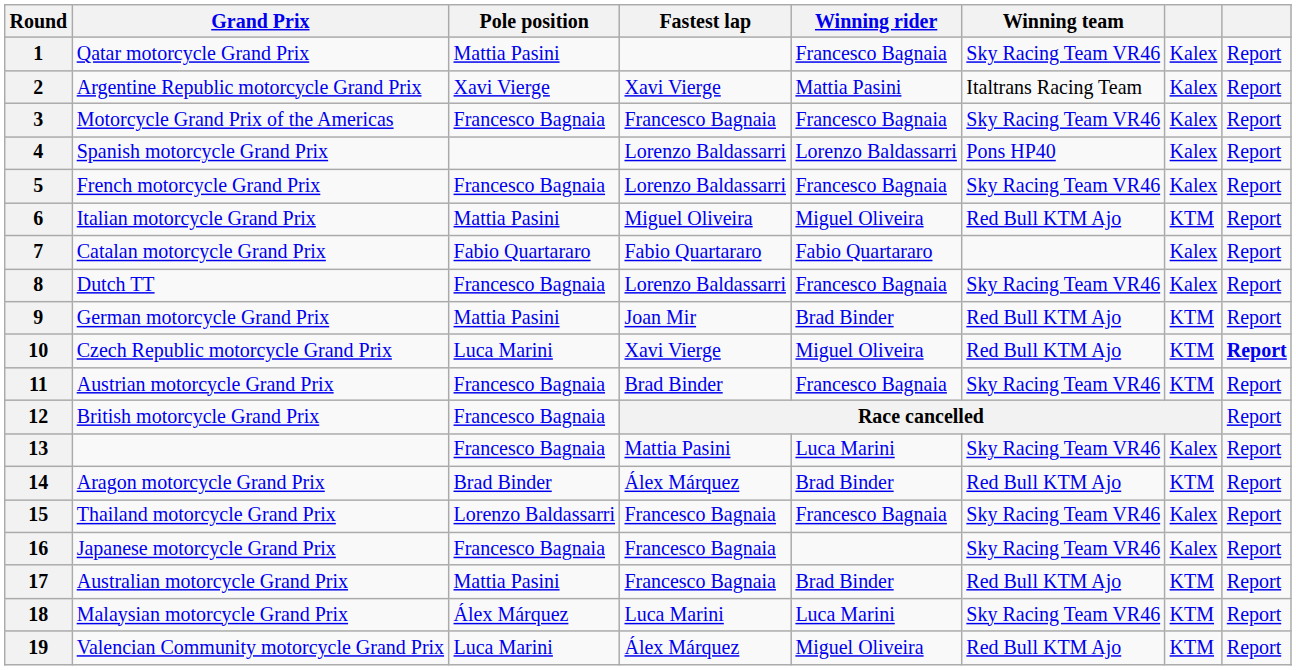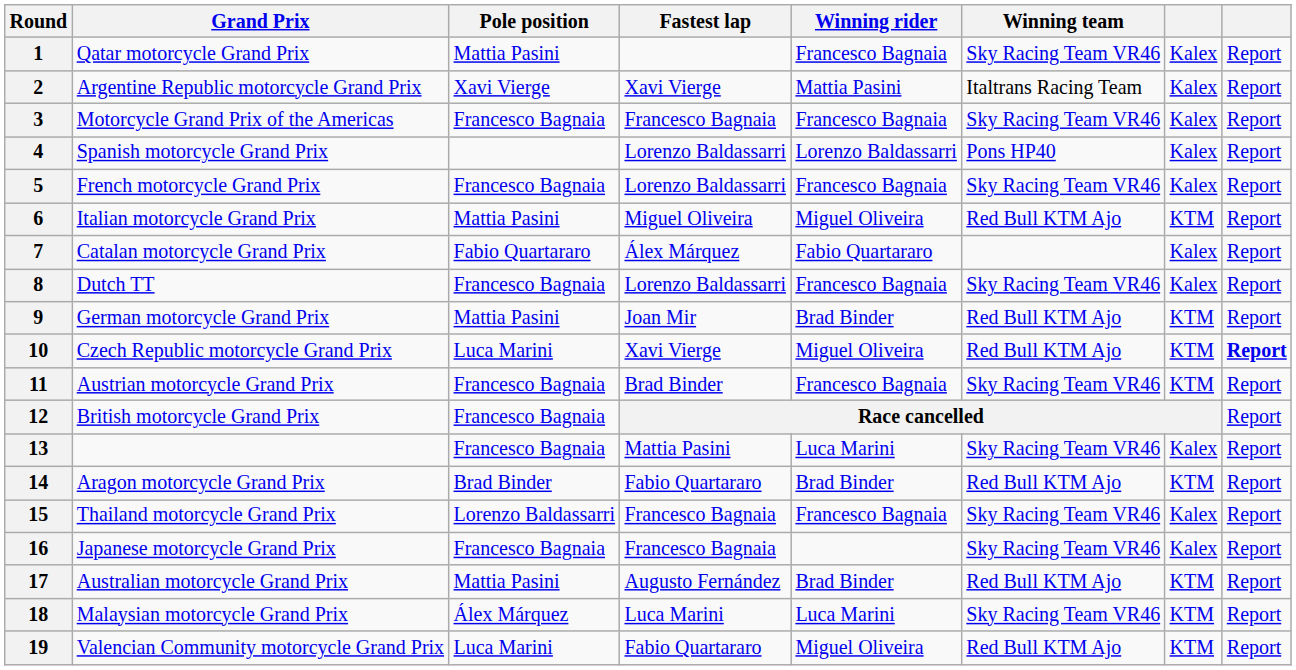(693, 251) Fabio Quartararo -> (682, 251) Álex Márquez
(682, 482) Álex Márquez -> (693, 482) Fabio Quartararo
(700, 581) Francesco Bagnaia -> (702, 581) Augusto Fernández
(682, 647) Álex Márquez -> (693, 647) Fabio Quartararo
